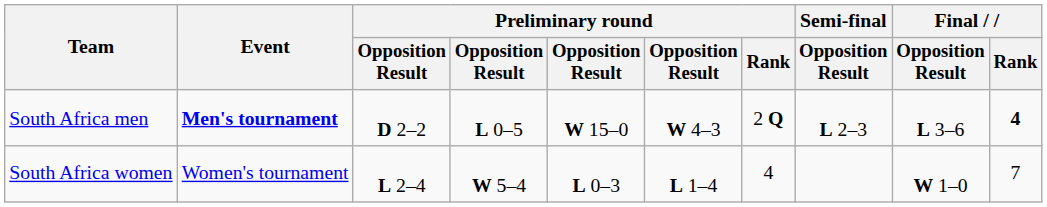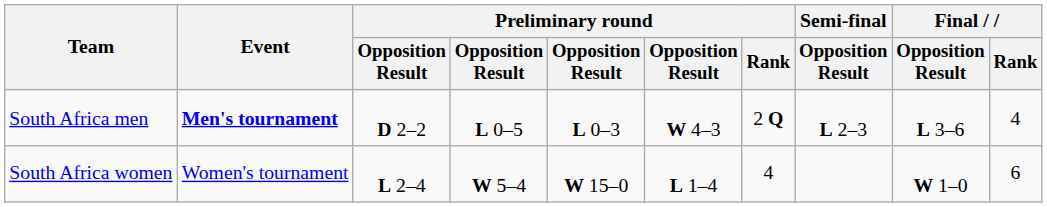(596, 129) W 15–0 -> (596, 129) L 0–3
(1015, 118) bold -> (1015, 118) normal
(596, 185) L 0–3 -> (596, 185) W 15–0
(1015, 173) 7 -> (1015, 173) 6
